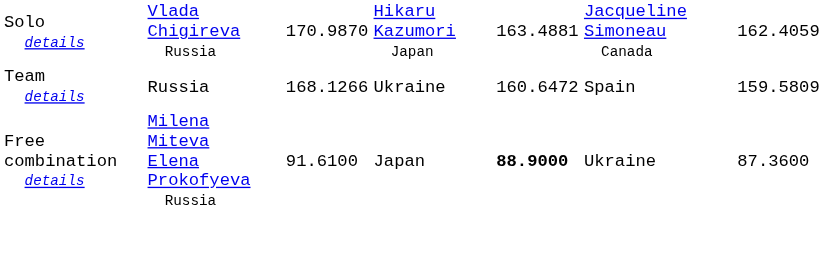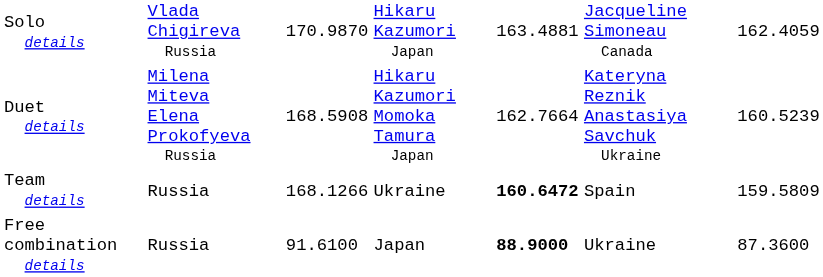+ row: (44, 116)
(537, 86) normal -> (537, 191) bold
(199, 160) Milena Miteva Elena Prokofyeva Russia -> (178, 246) Russia
